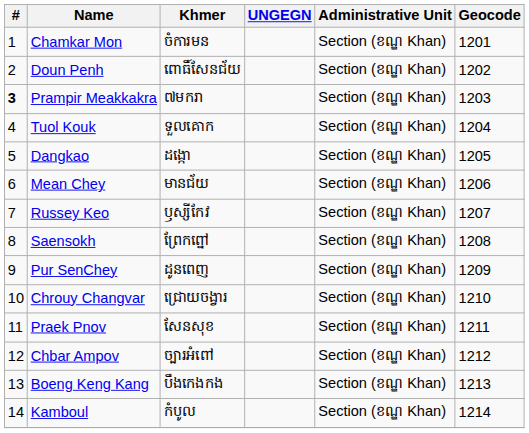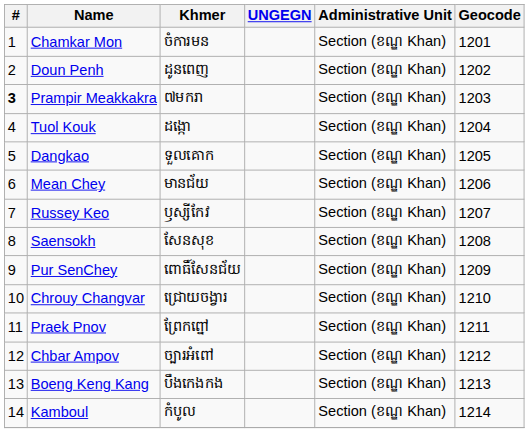(202, 69) ពោធិ៍សែនជ័យ -> (186, 69) ដូនពេញ
(189, 126) ទួលគោក -> (177, 126) ដង្កោ
(177, 155) ដង្កោ -> (189, 155) ទួលគោក
(186, 240) ព្រែកព្នៅ -> (189, 240) សែនសុខ
(186, 269) ដូនពេញ -> (202, 269) ពោធិ៍សែនជ័យ
(189, 326) សែនសុខ -> (186, 326) ព្រែកព្នៅ
